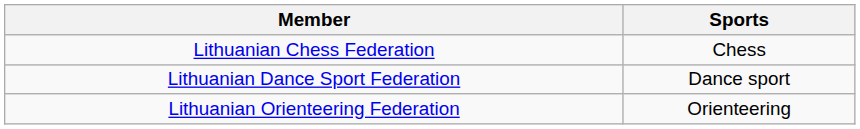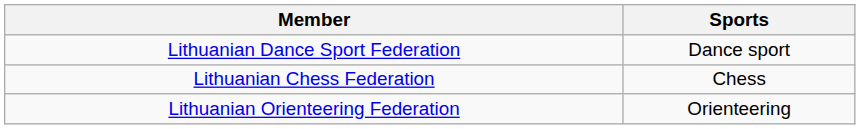rows swapped: (314, 50) <-> (314, 80)
